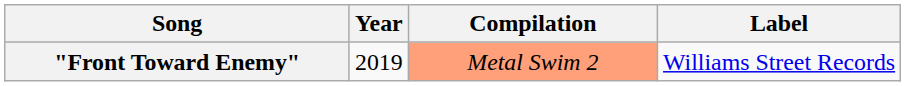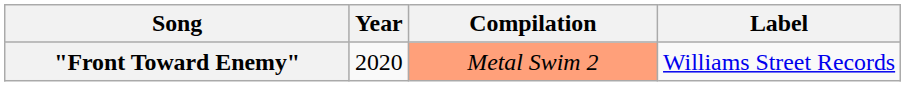(379, 61) 2019 -> (379, 61) 2020
